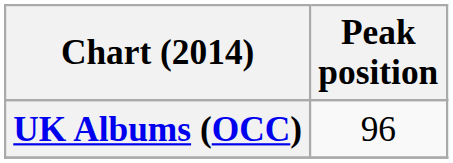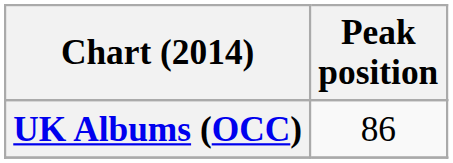(378, 128) 96 -> (378, 128) 86
